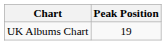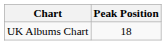(126, 31) 19 -> (126, 31) 18
